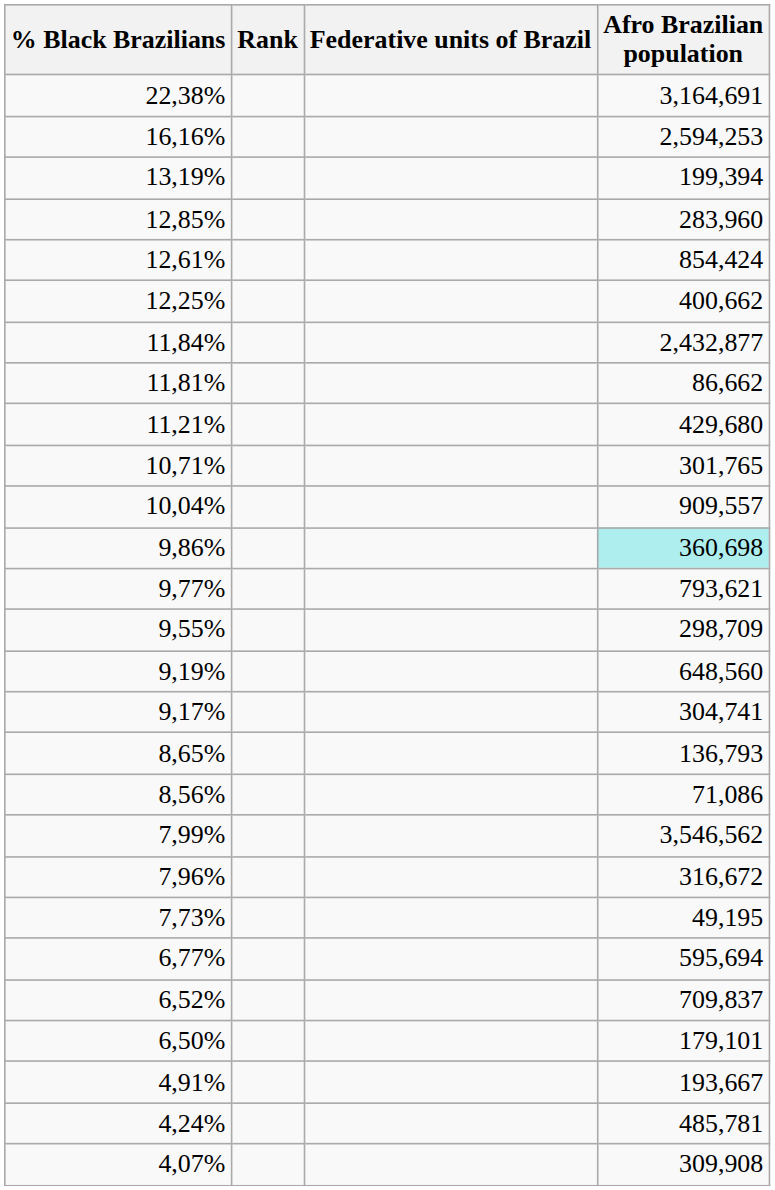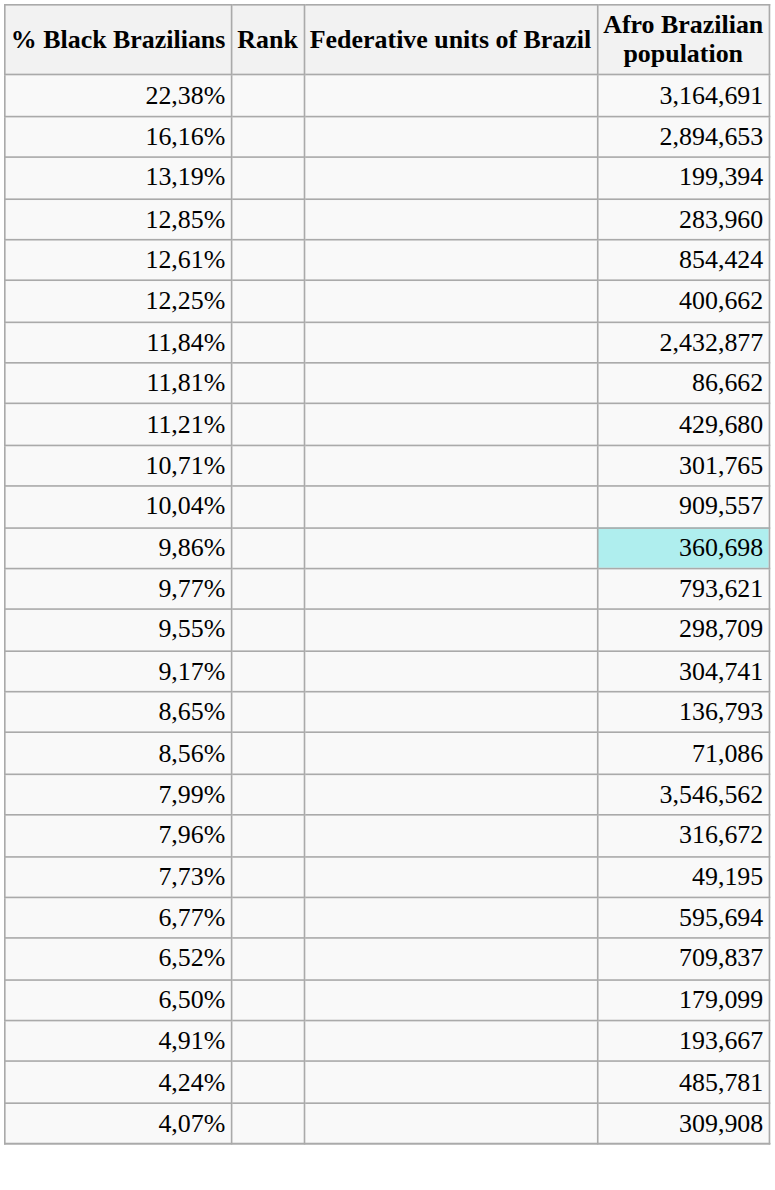(711, 136) 2,594,253 -> (711, 136) 2,894,653
- row: (192, 670)
(721, 1040) 179,101 -> (721, 999) 179,099
